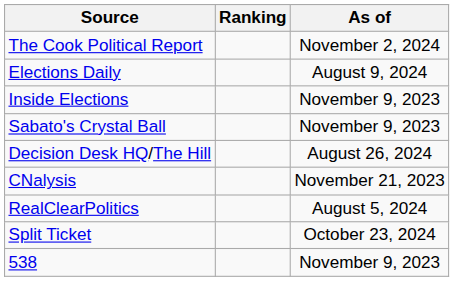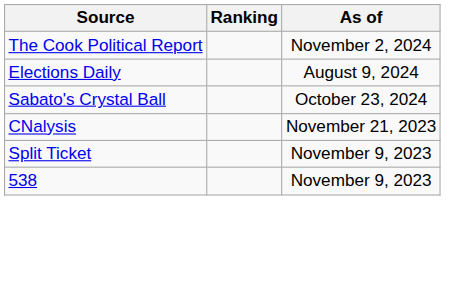- row: (68, 99)
(370, 126) November 9, 2023 -> (361, 99) October 23, 2024
- row: (110, 153)
- row: (74, 208)
(370, 235) October 23, 2024 -> (361, 153) November 9, 2023
